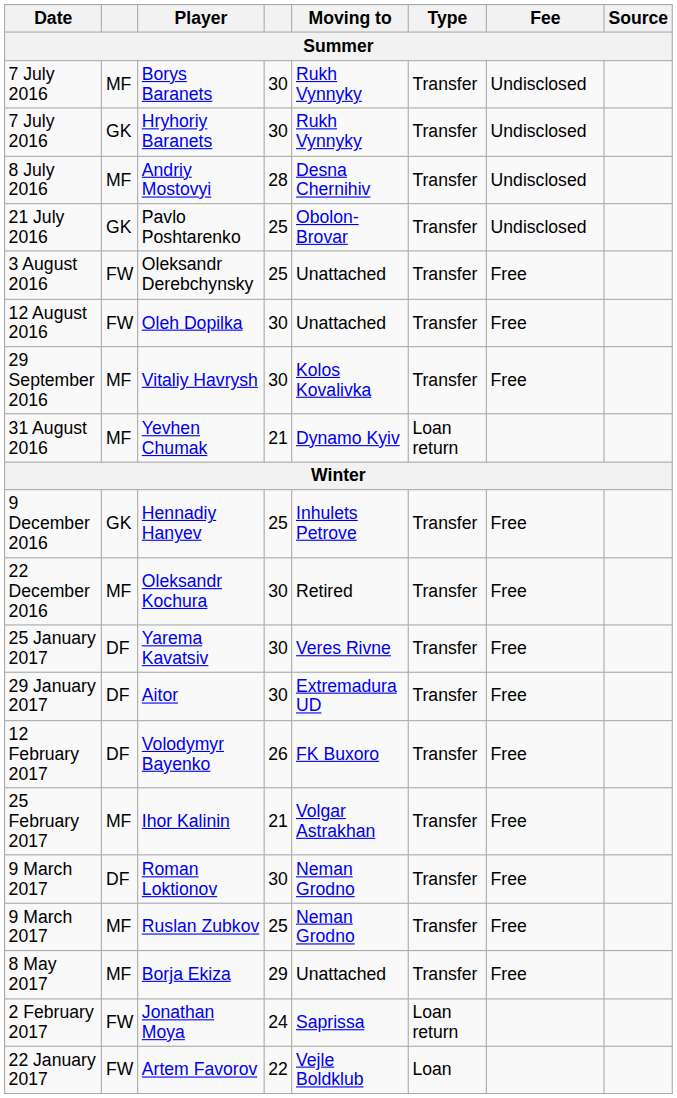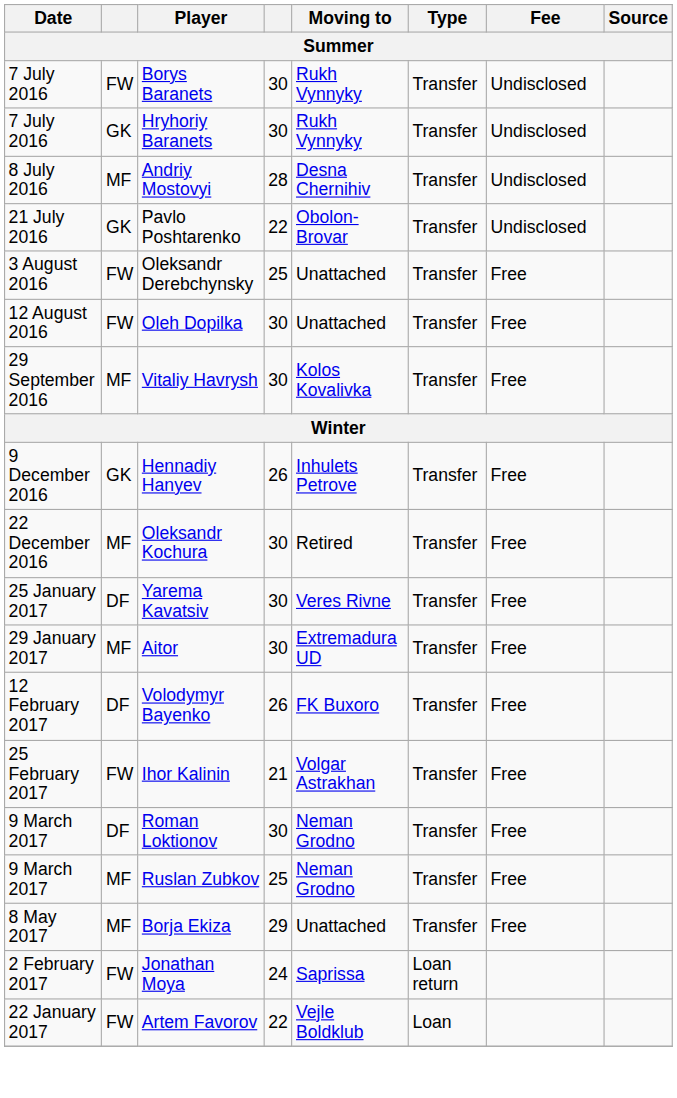(119, 84) MF -> (120, 84) FW
(278, 227) 25 -> (278, 227) 22
- row: (175, 437)
(278, 523) 25 -> (278, 475) 26
(118, 696) DF -> (119, 648) MF
(119, 821) MF -> (120, 773) FW
